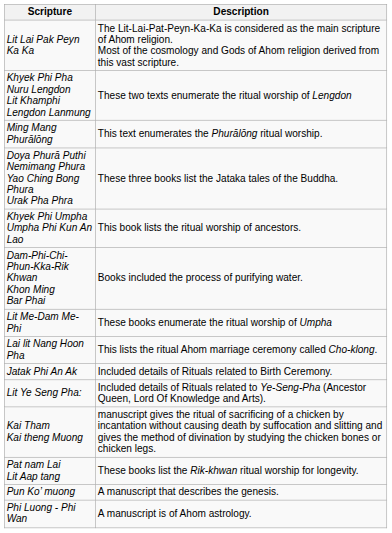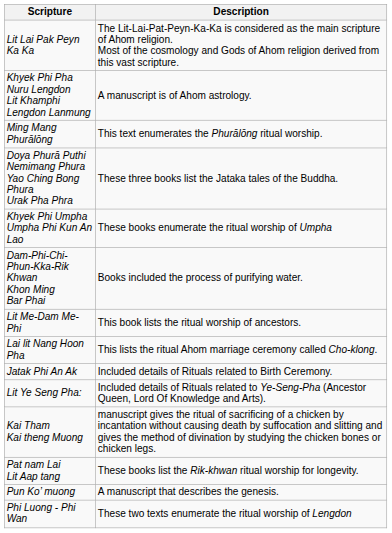(225, 95) These two texts enumerate the ritual worship of Lengdon -> (175, 95) A manuscript is of Ahom astrology.
(199, 228) This book lists the ritual worship of ancestors. -> (215, 228) These books enumerate the ritual worship of Umpha
(215, 322) These books enumerate the ritual worship of Umpha -> (199, 322) This book lists the ritual worship of ancestors.
(175, 514) A manuscript is of Ahom astrology. -> (225, 514) These two texts enumerate the ritual worship of Lengdon
